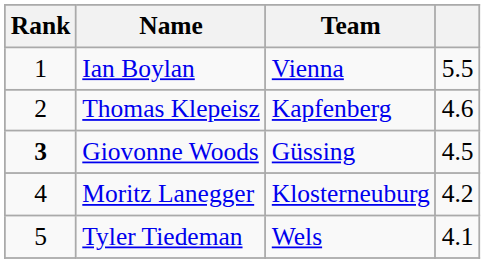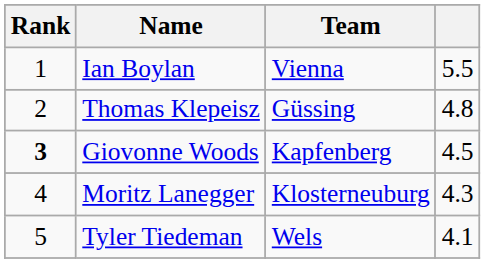(332, 109) Kapfenberg -> (314, 109) Güssing
(458, 109) 4.6 -> (458, 109) 4.8
(314, 152) Güssing -> (332, 152) Kapfenberg
(458, 194) 4.2 -> (458, 194) 4.3
